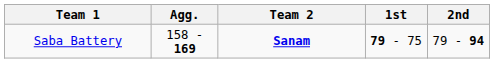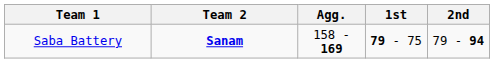columns swapped: (185, 14) <-> (292, 14)
